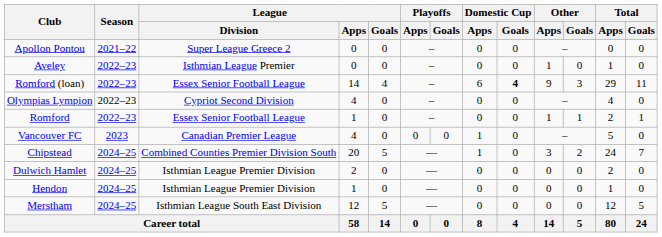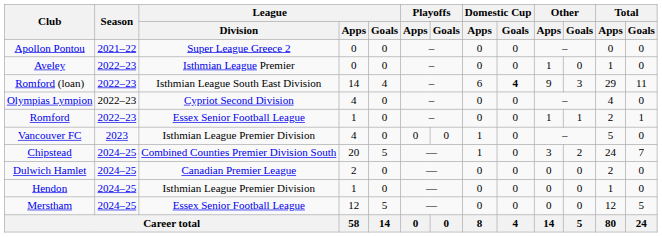(239, 83) Essex Senior Football League -> (239, 83) Isthmian League South East Division
(239, 135) Canadian Premier League -> (239, 135) Isthmian League Premier Division
(239, 170) Isthmian League Premier Division -> (239, 170) Canadian Premier League
(239, 205) Isthmian League South East Division -> (239, 205) Essex Senior Football League
